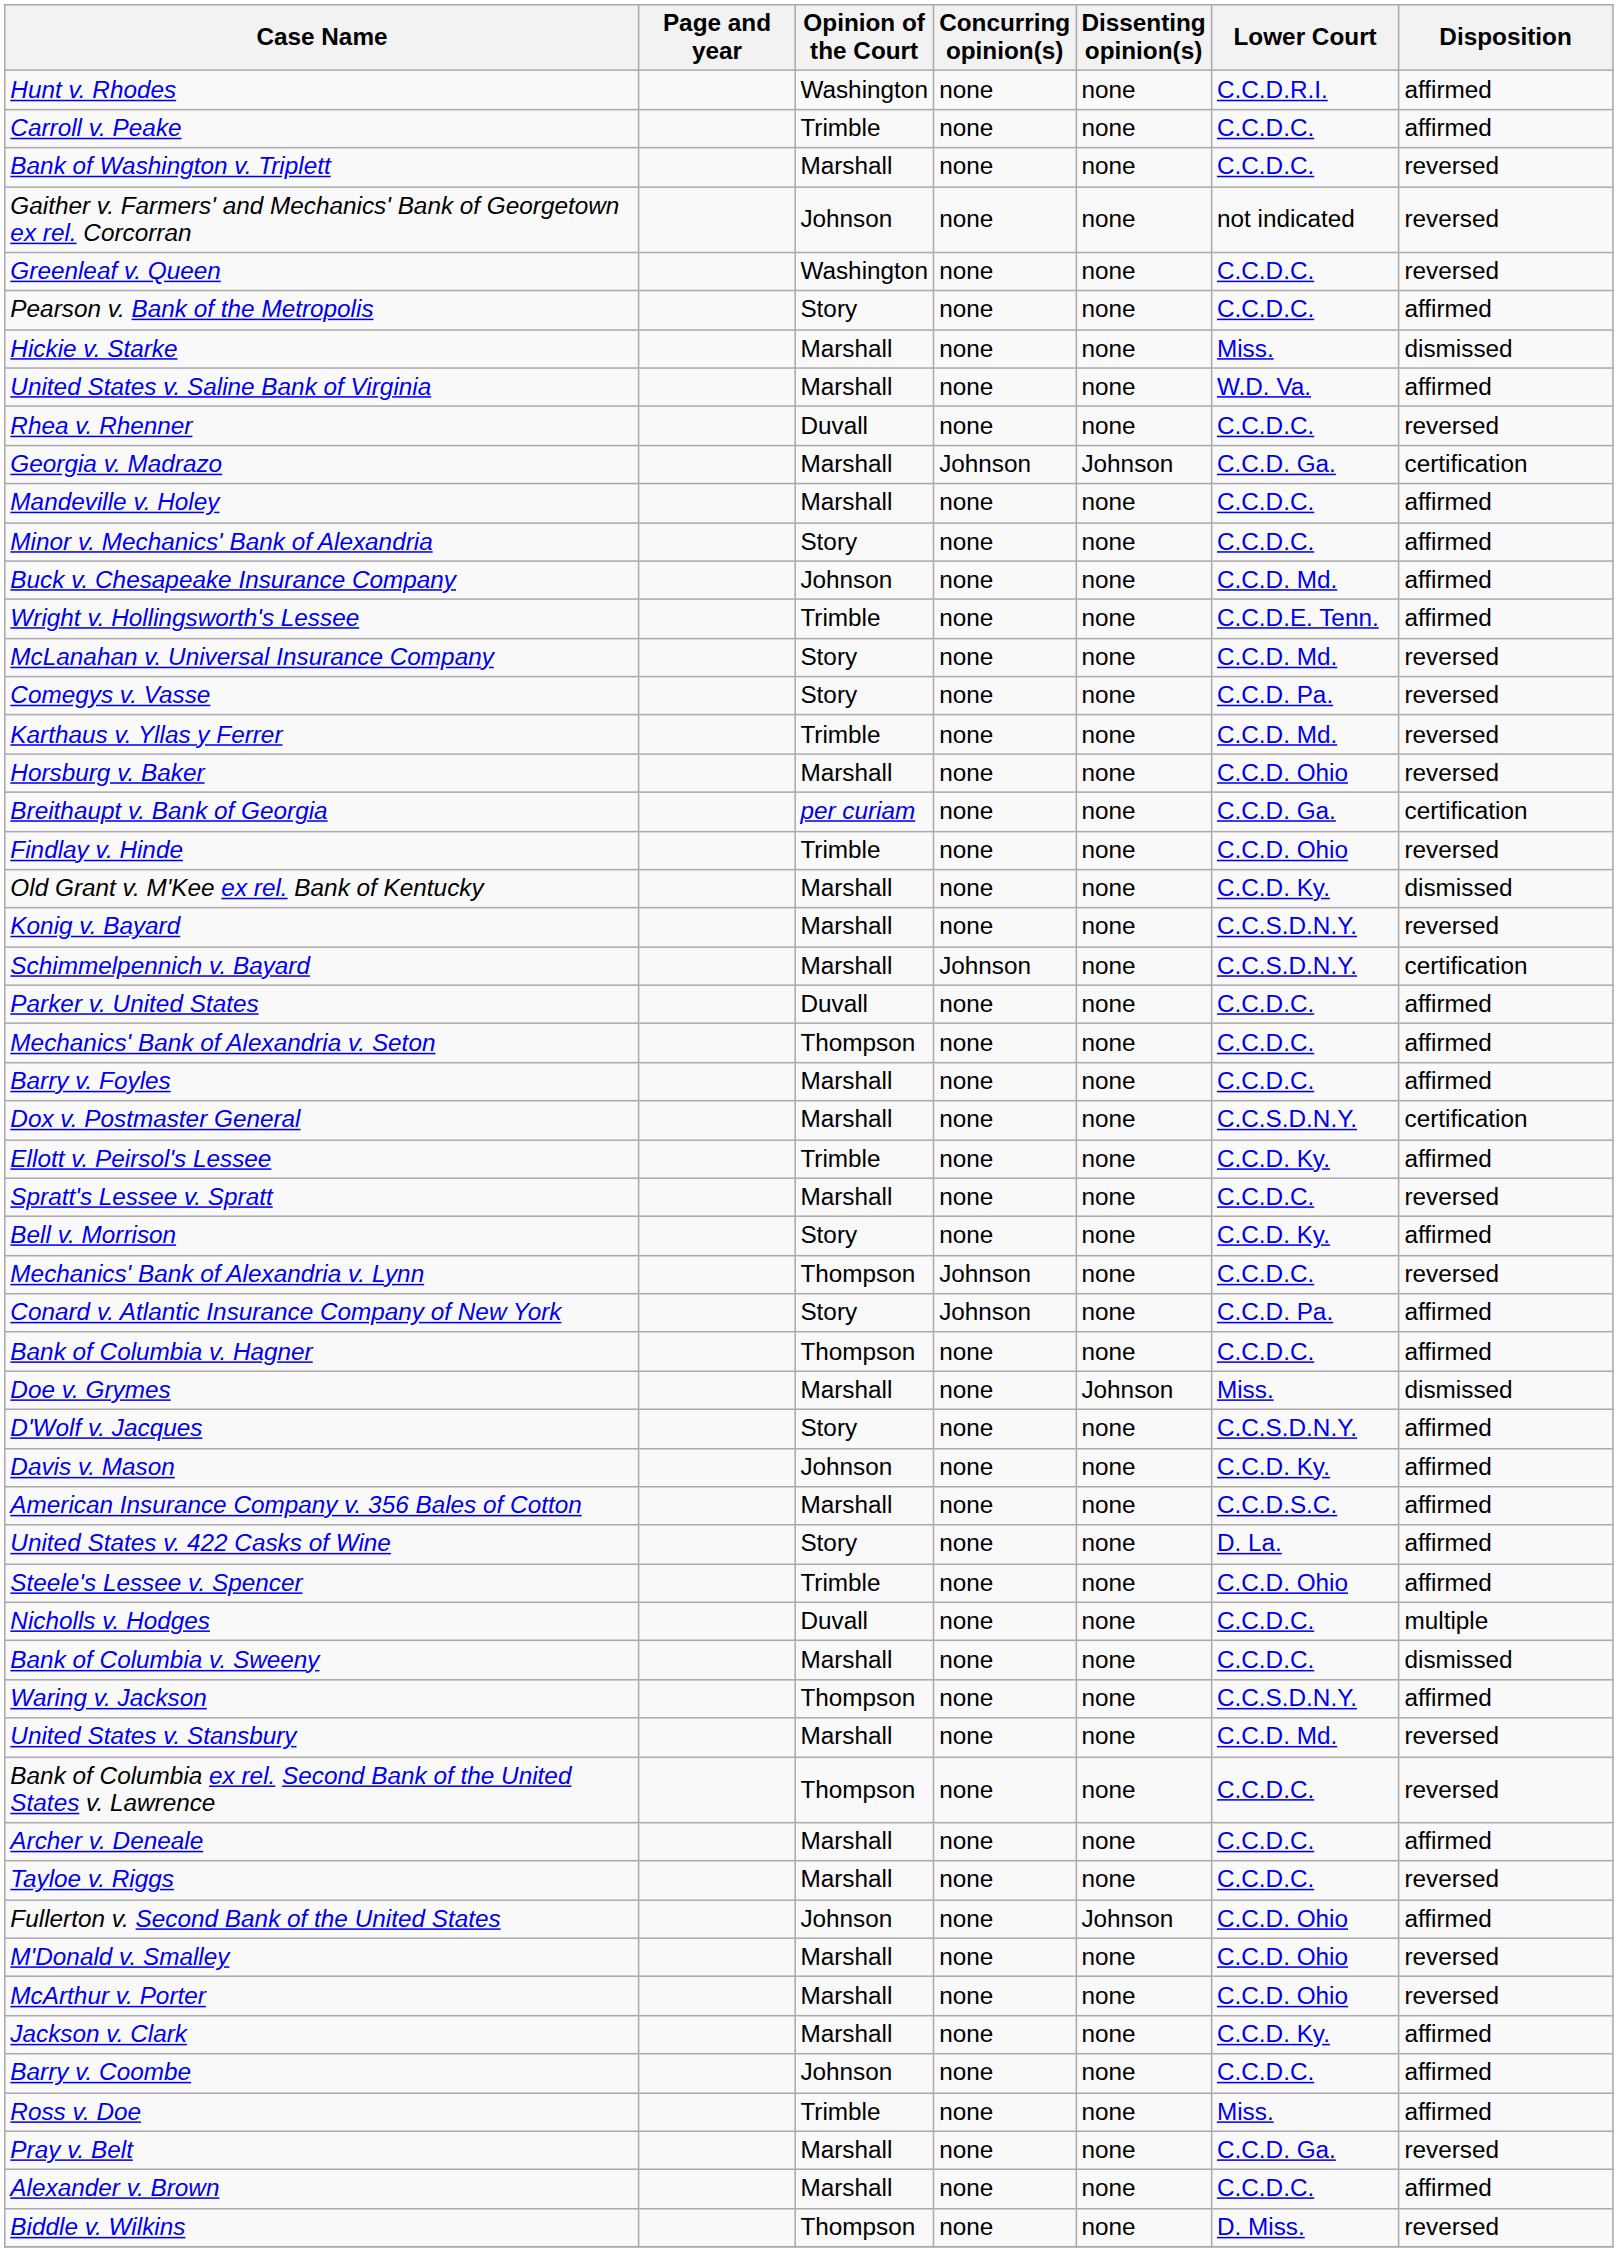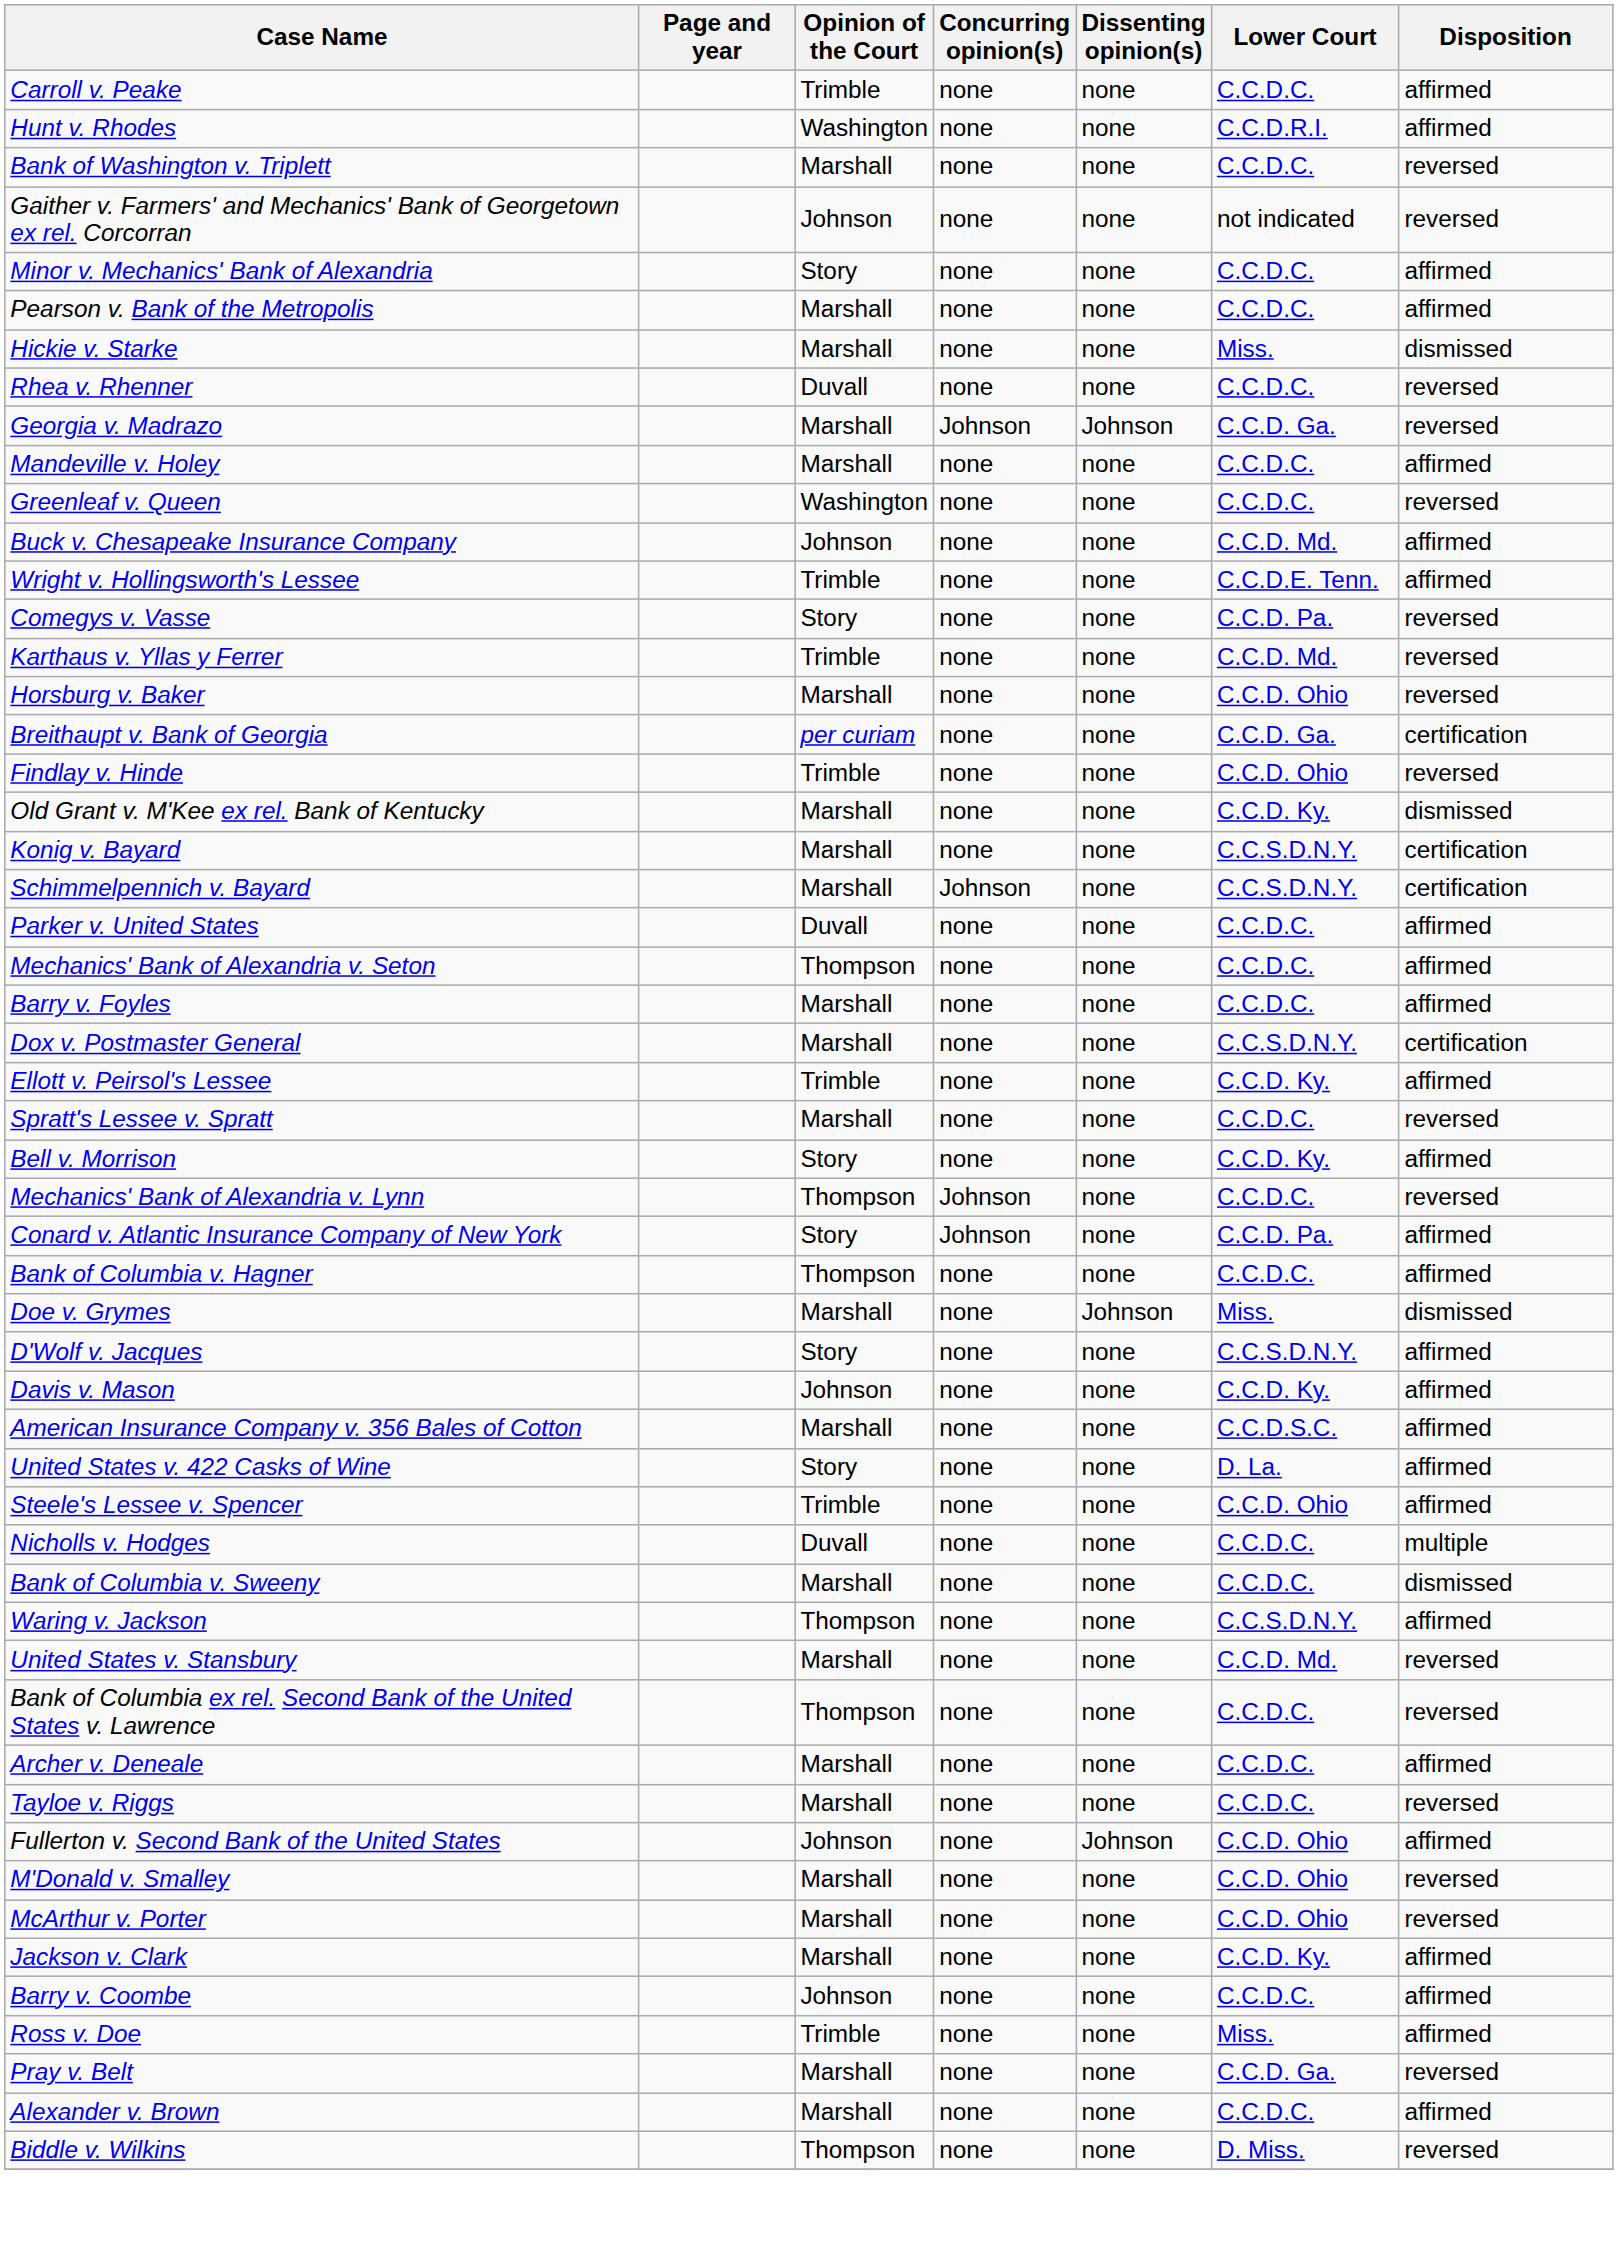rows swapped: (93, 89) <-> (96, 128)
rows swapped: (222, 541) <-> (116, 271)
(829, 309) Story -> (846, 309) Marshall
- row: (221, 387)
(1466, 464) certification -> (1452, 425) reversed
- row: (252, 657)
(1452, 927) reversed -> (1466, 849) certification
